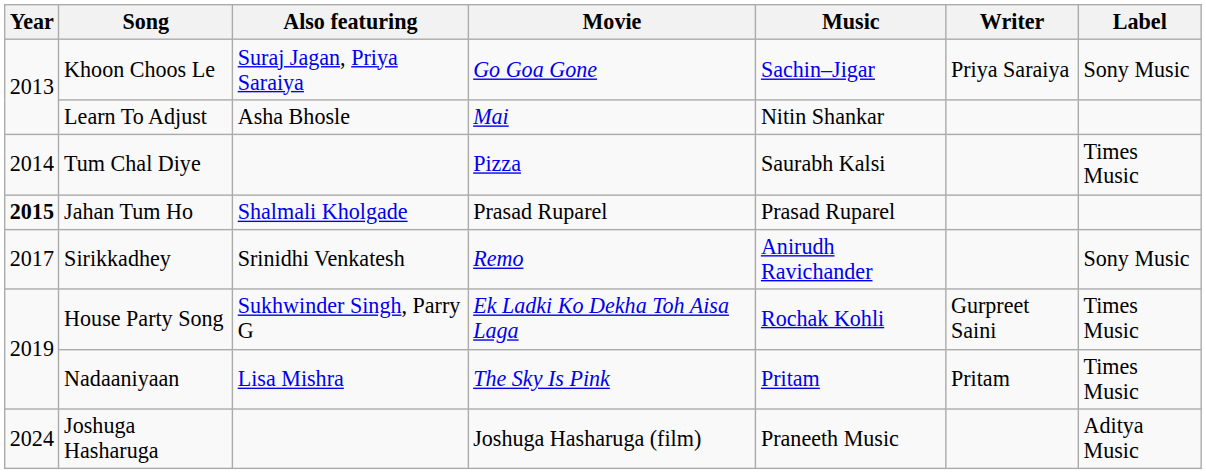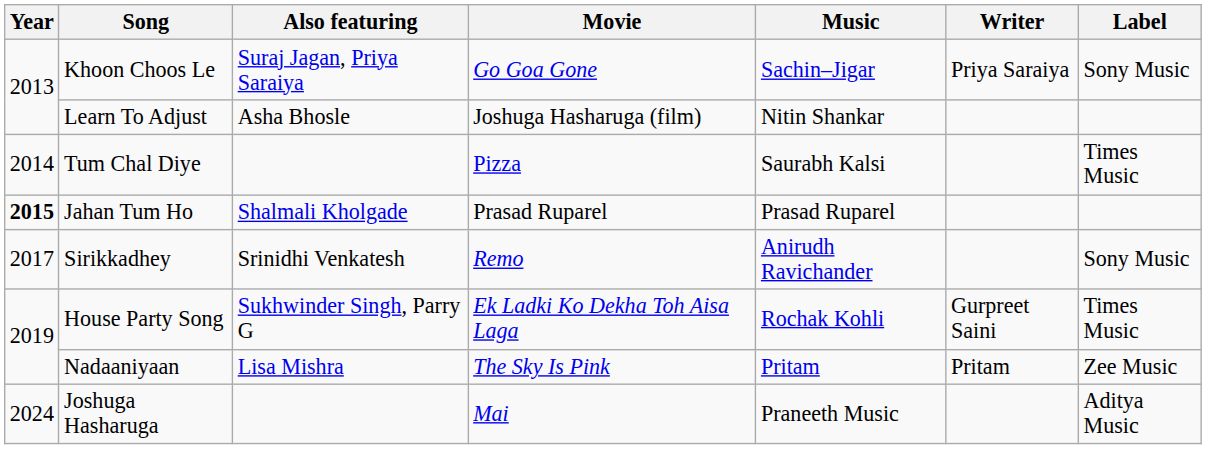(491, 116) Mai -> (587, 116) Joshuga Hasharuga (film)
(1111, 378) Times Music -> (1130, 366) Zee Music
(587, 438) Joshuga Hasharuga (film) -> (491, 413) Mai
